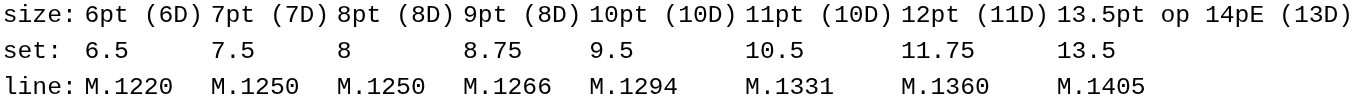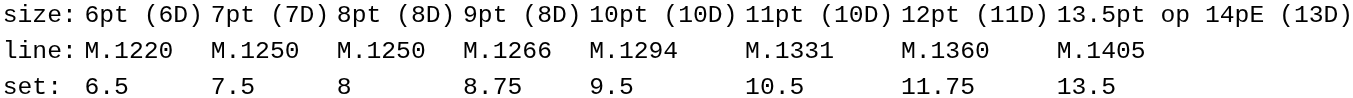rows swapped: (32, 51) <-> (40, 87)
